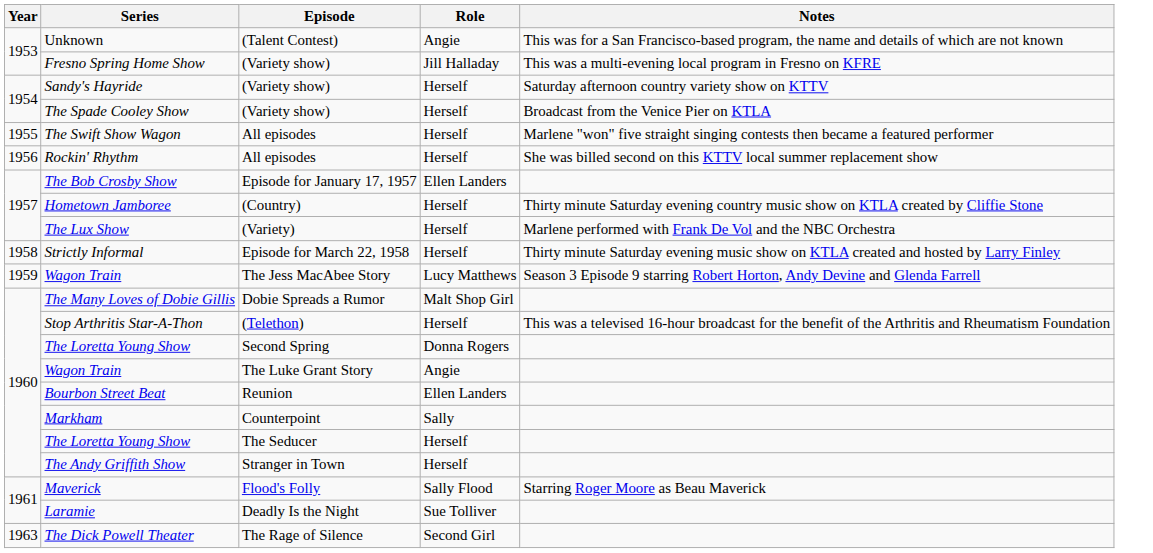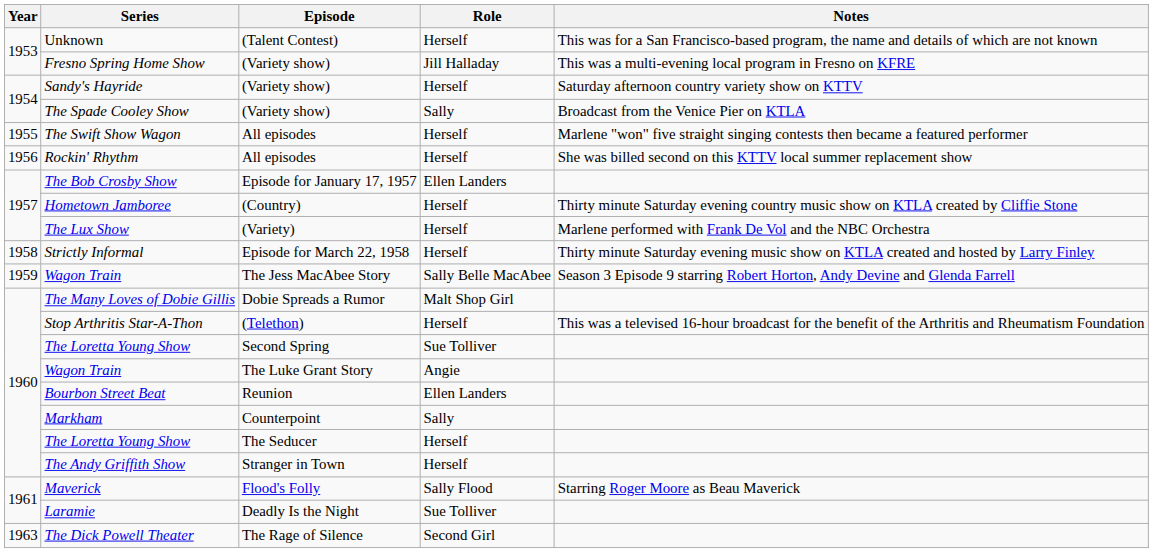(442, 39) Angie -> (445, 39) Herself
(445, 110) Herself -> (439, 110) Sally
(470, 275) Lucy Matthews -> (487, 275) Sally Belle MacAbee
(466, 346) Donna Rogers -> (460, 346) Sue Tolliver
